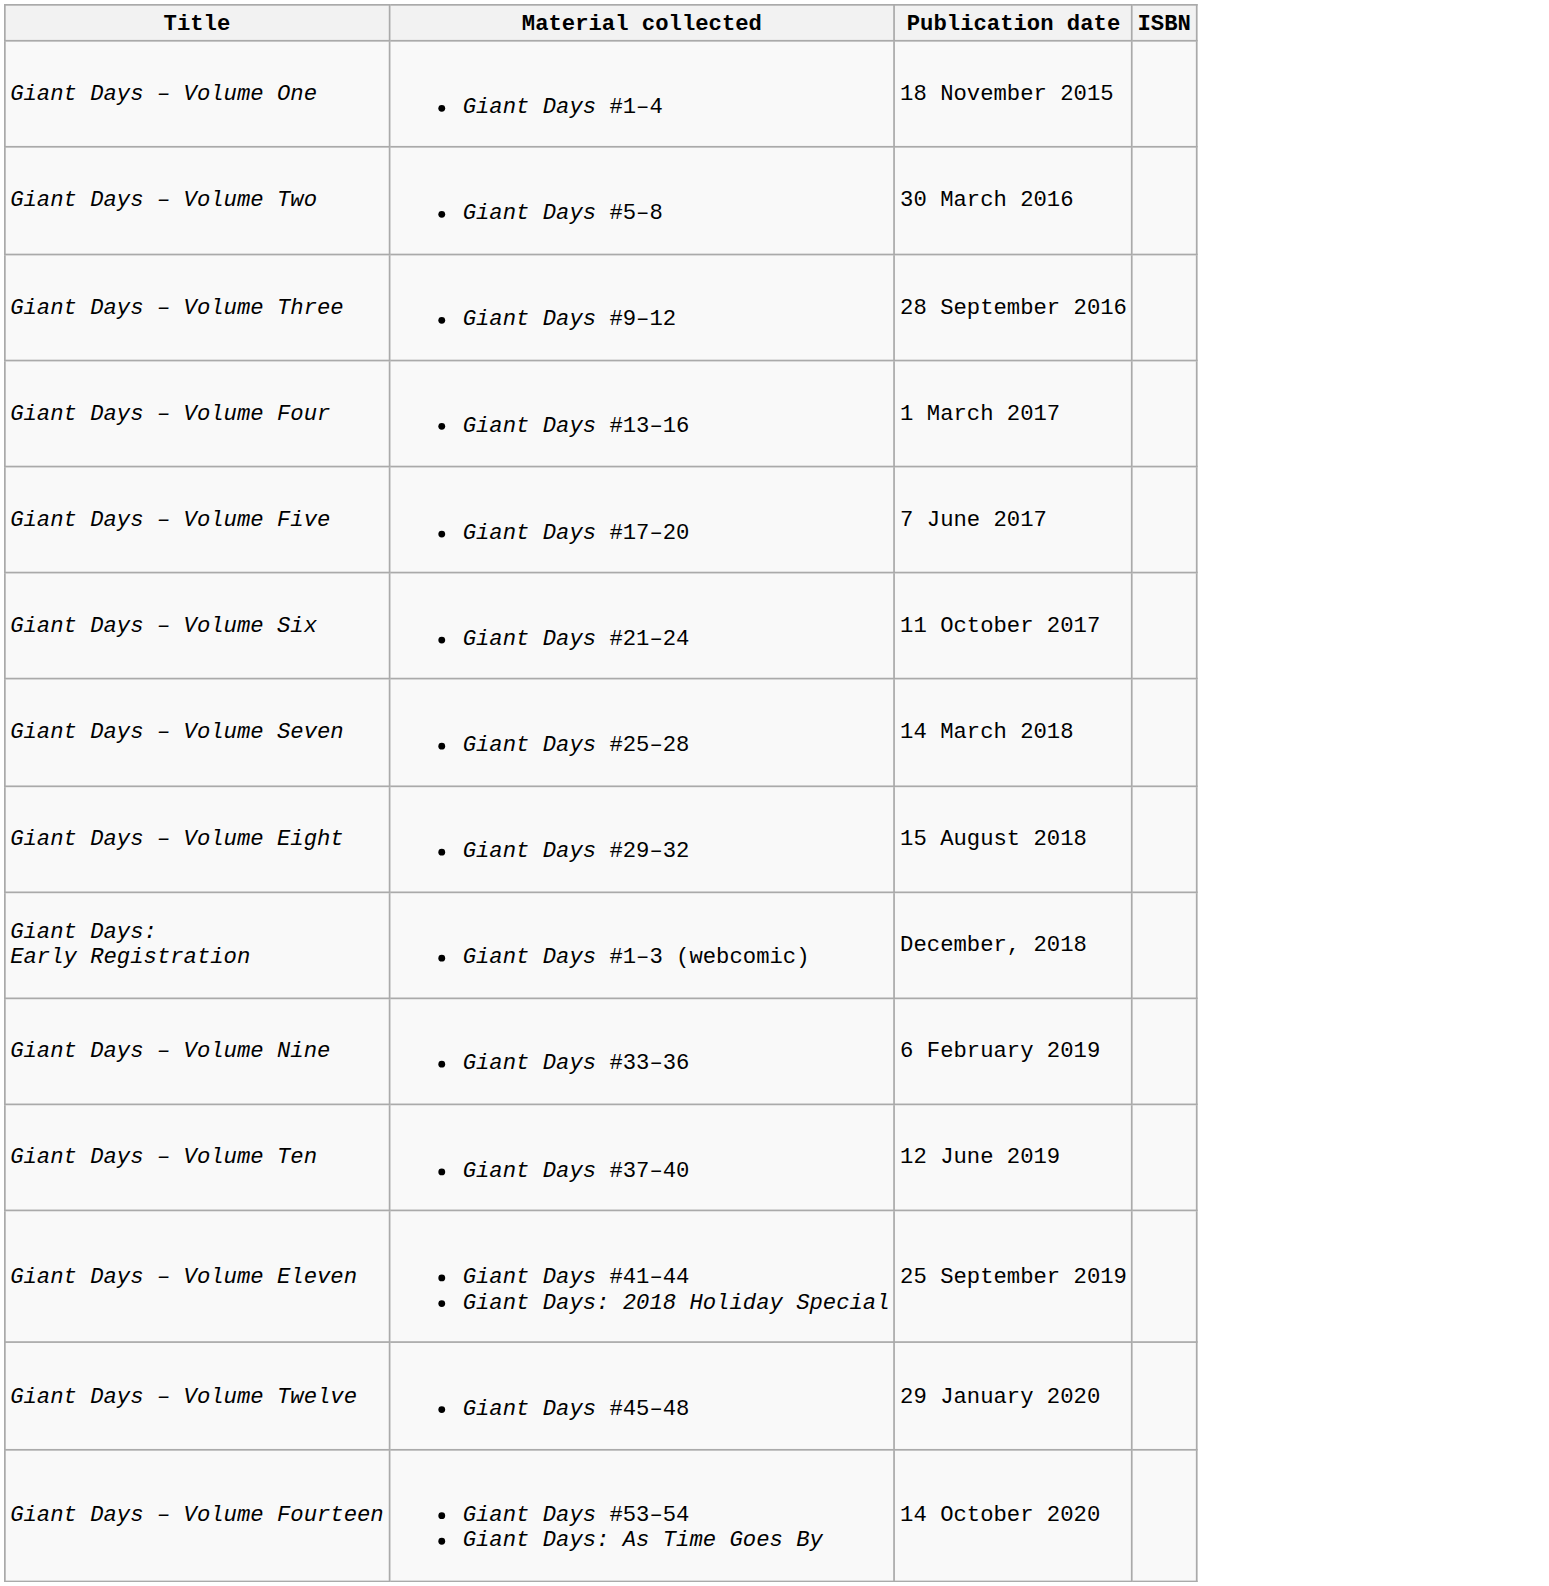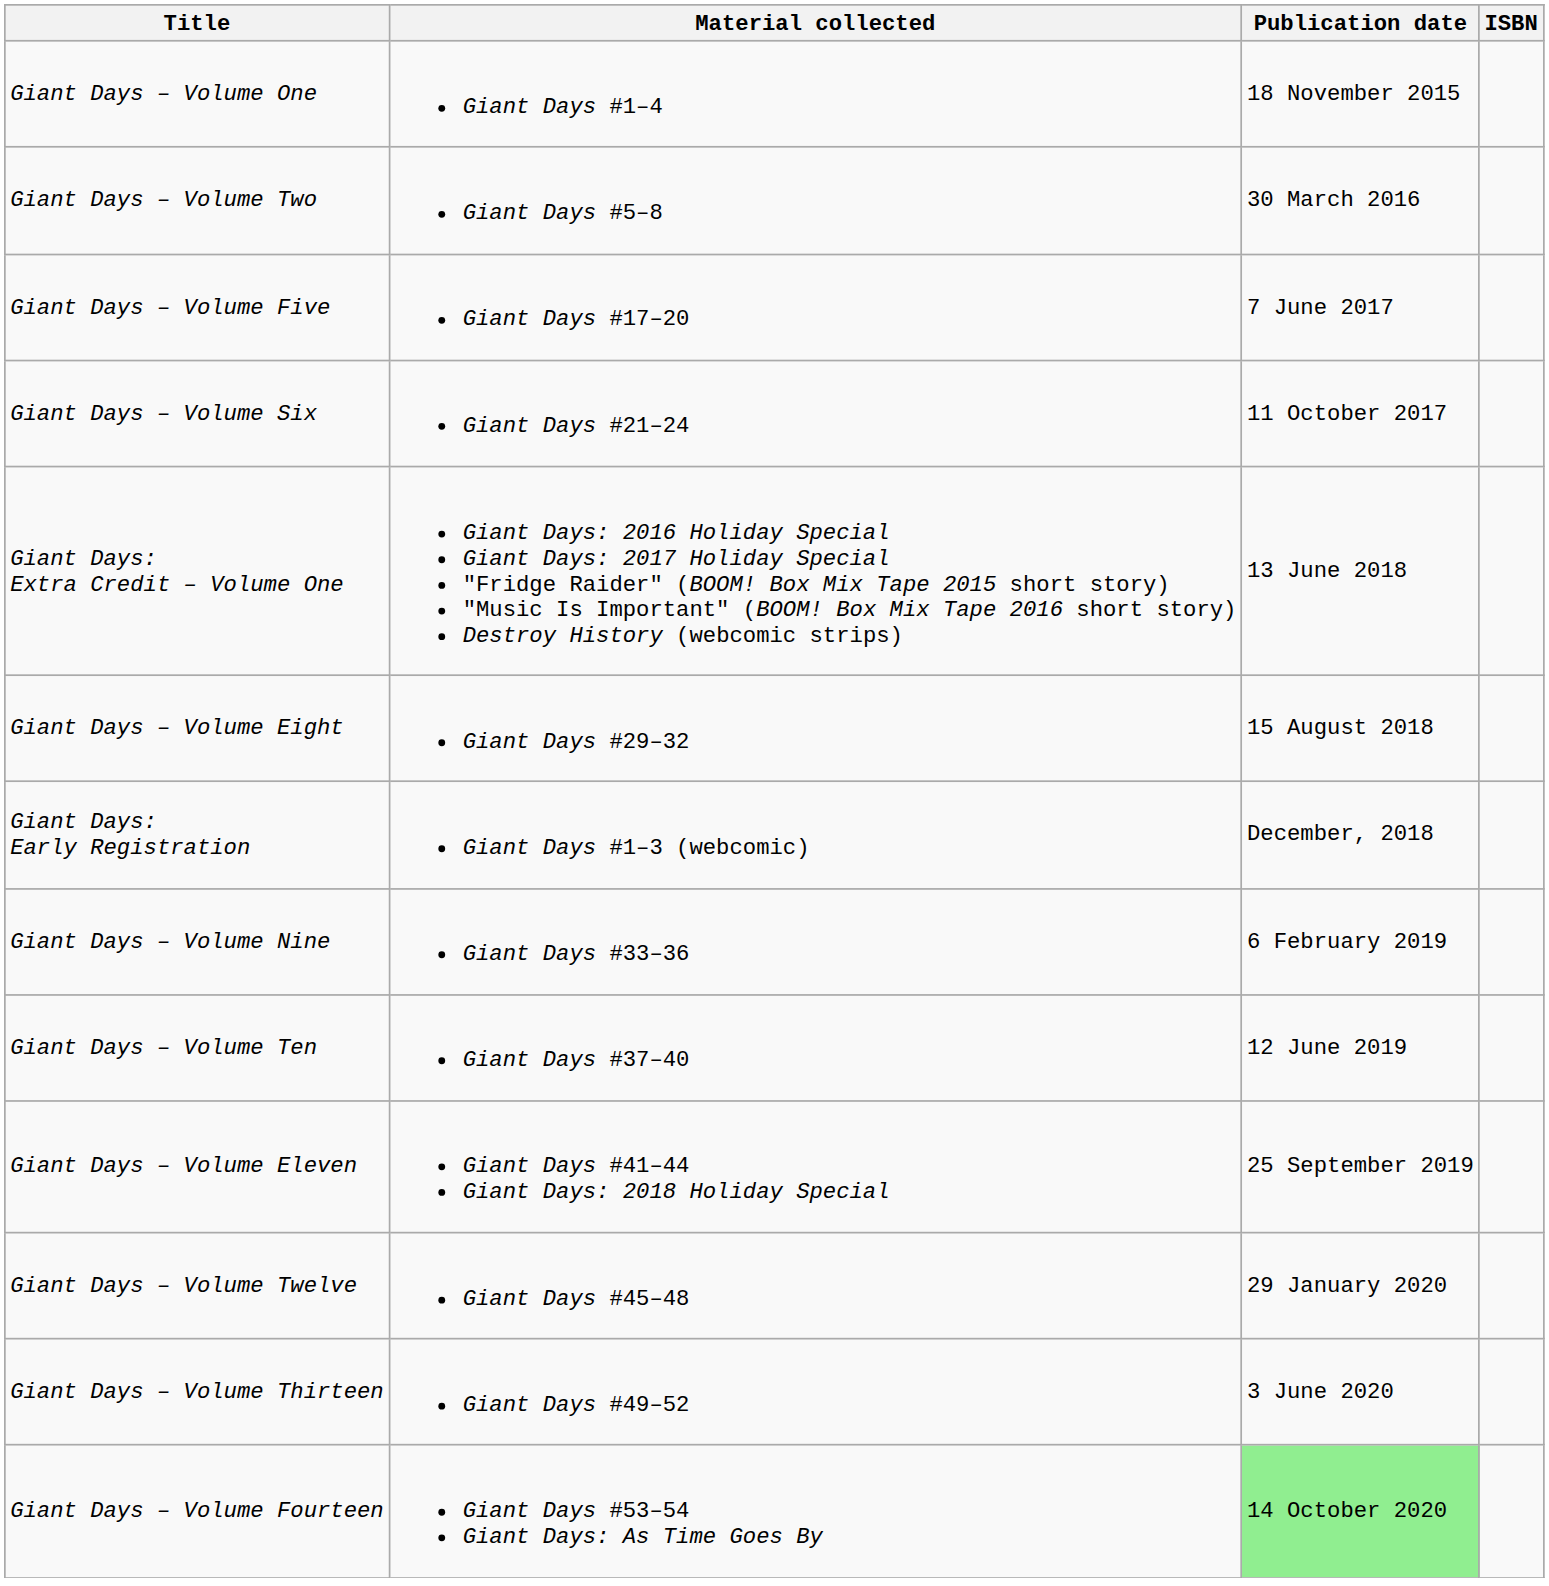- row: (177, 307)
- row: (170, 413)
- row: (177, 732)
+ row: (177, 571)
+ row: (197, 1392)
(1000, 1515) no background -> (1347, 1511) lightgreen background
